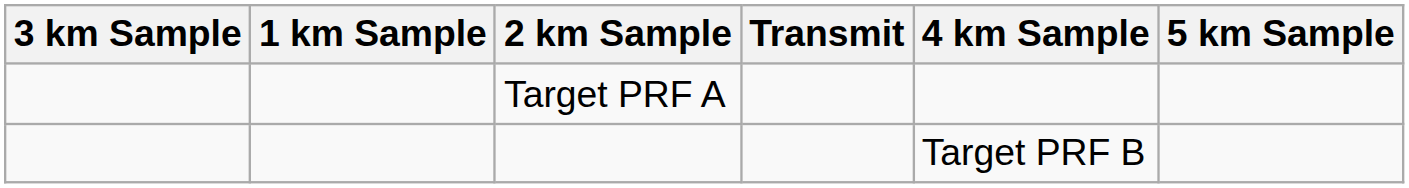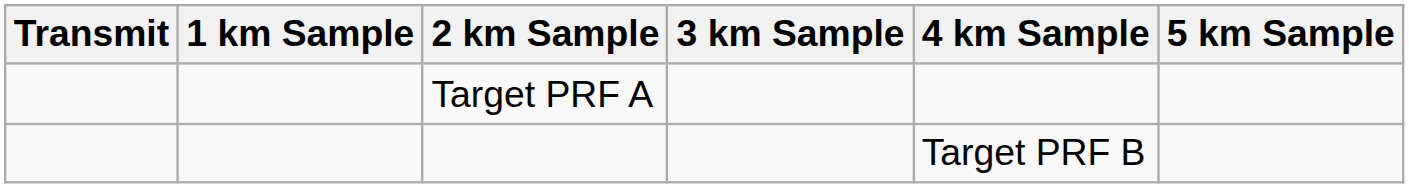columns swapped: (827, 34) <-> (128, 34)
